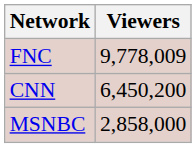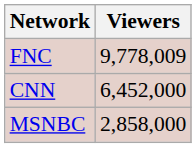(143, 90) 6,450,200 -> (143, 90) 6,452,000
